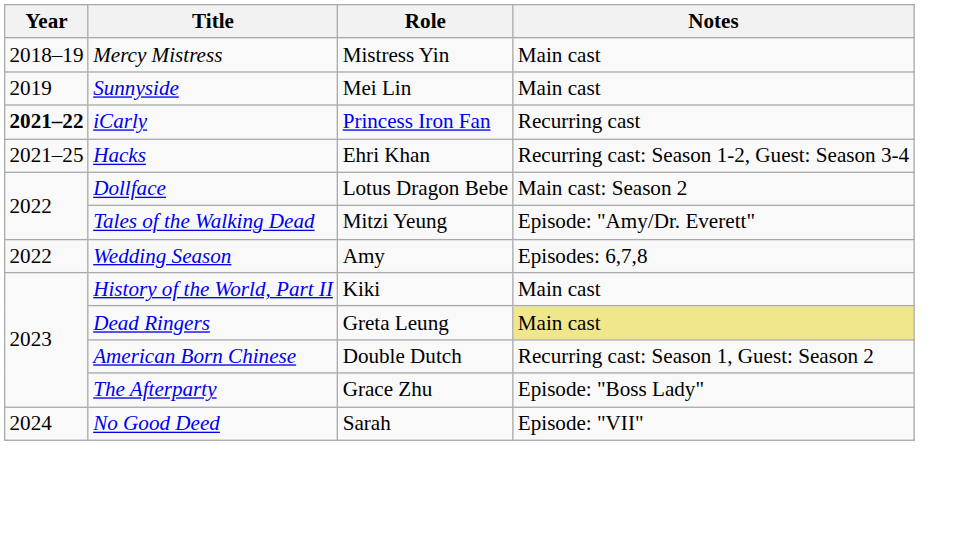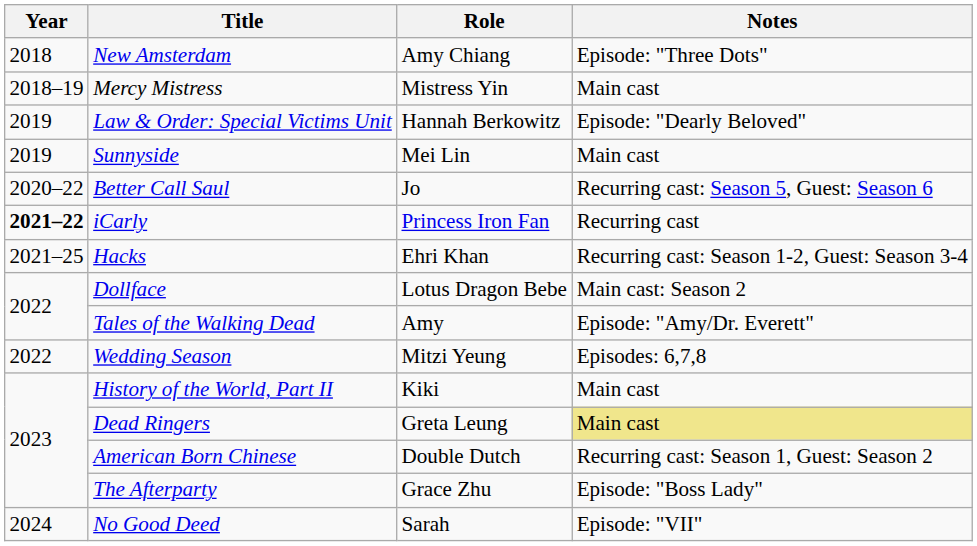+ row: (162, 54)
+ row: (242, 121)
+ row: (161, 188)
(395, 222) Mitzi Yeung -> (423, 322) Amy
(364, 255) Amy -> (454, 356) Mitzi Yeung
